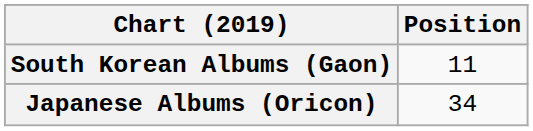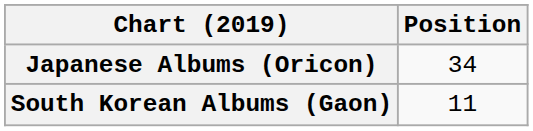rows swapped: (201, 105) <-> (201, 65)
